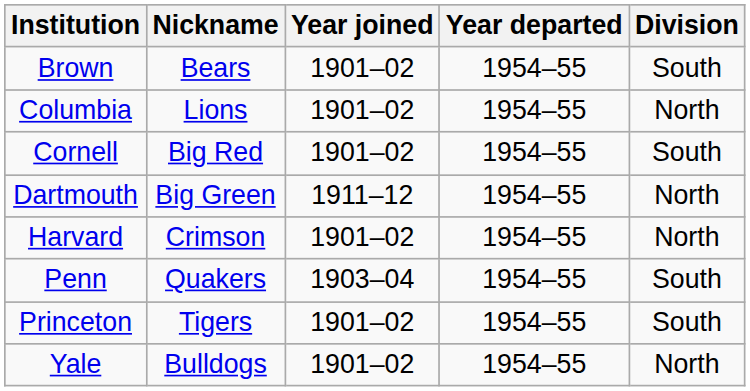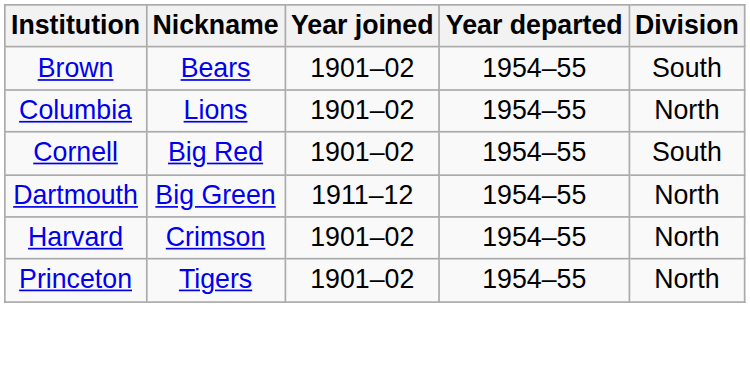- row: (76, 279)
(687, 322) South -> (687, 279) North
- row: (76, 364)
